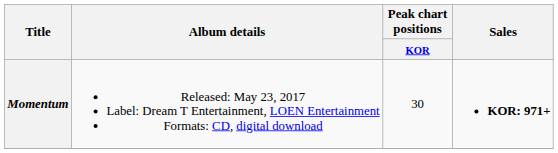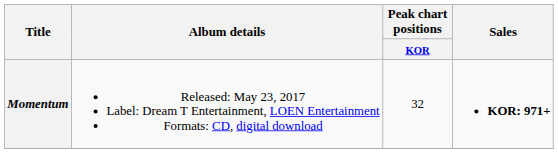(418, 104) 30 -> (418, 104) 32
